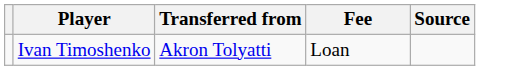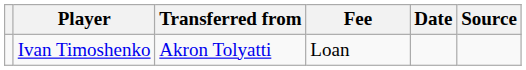+ column: (433, 19)
